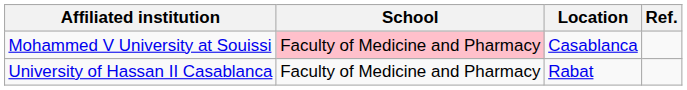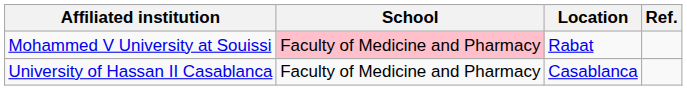(593, 44) Casablanca -> (571, 44) Rabat
(571, 71) Rabat -> (593, 71) Casablanca
